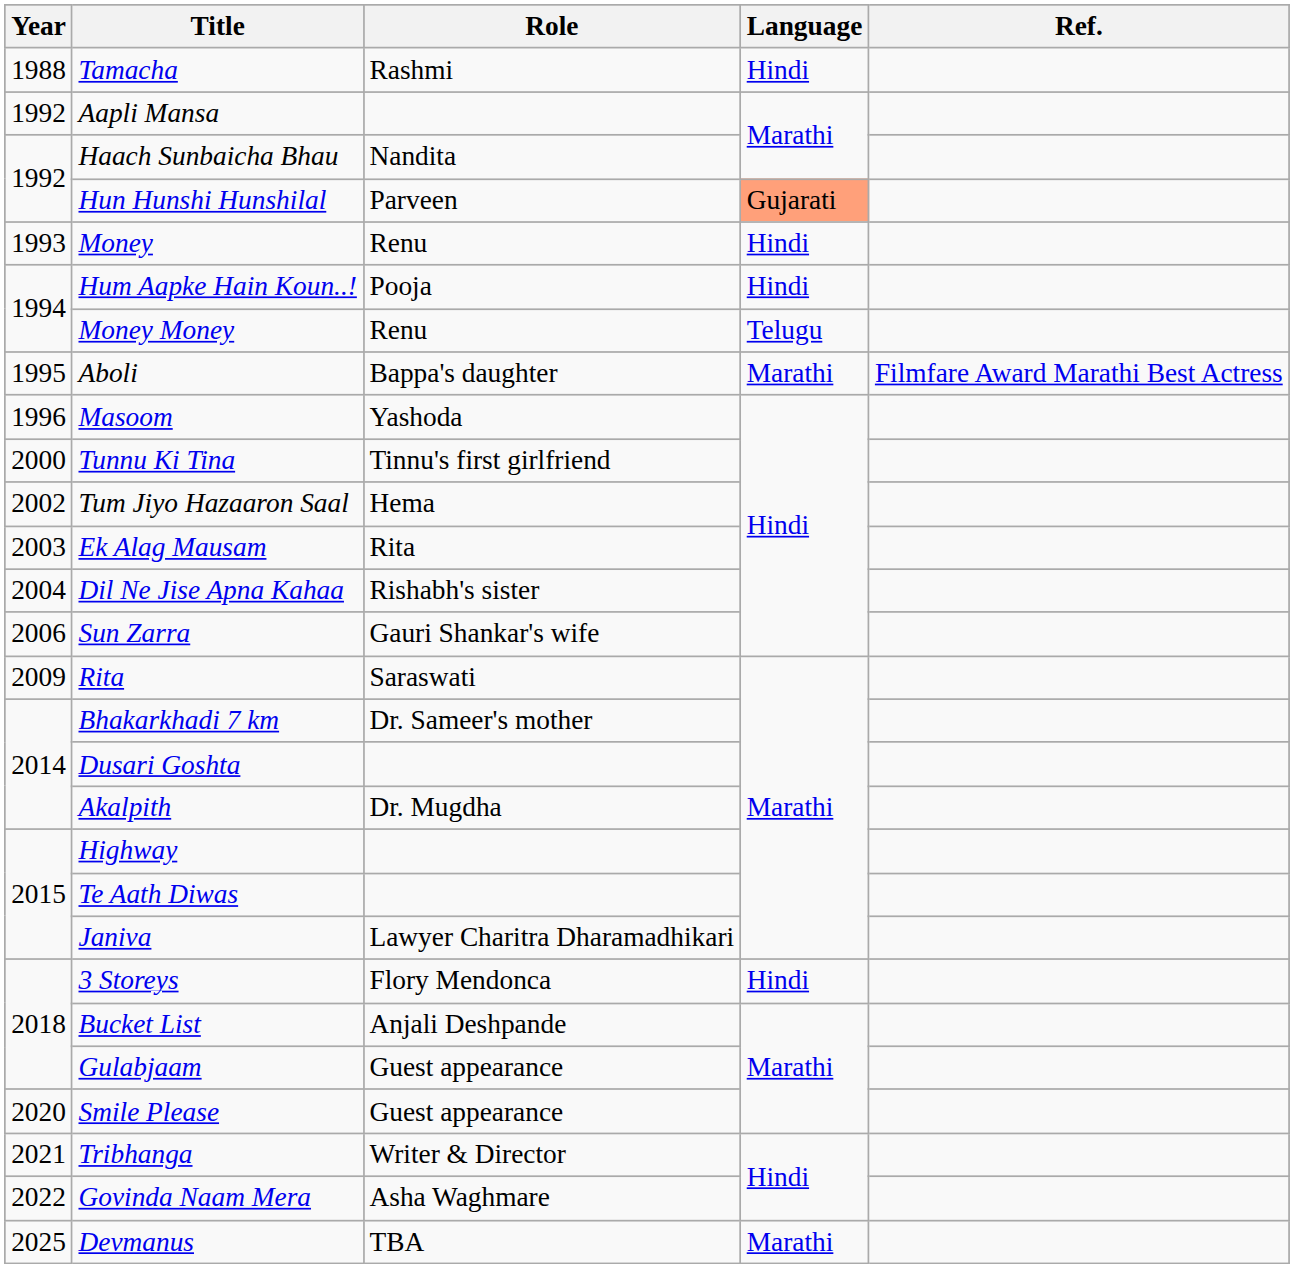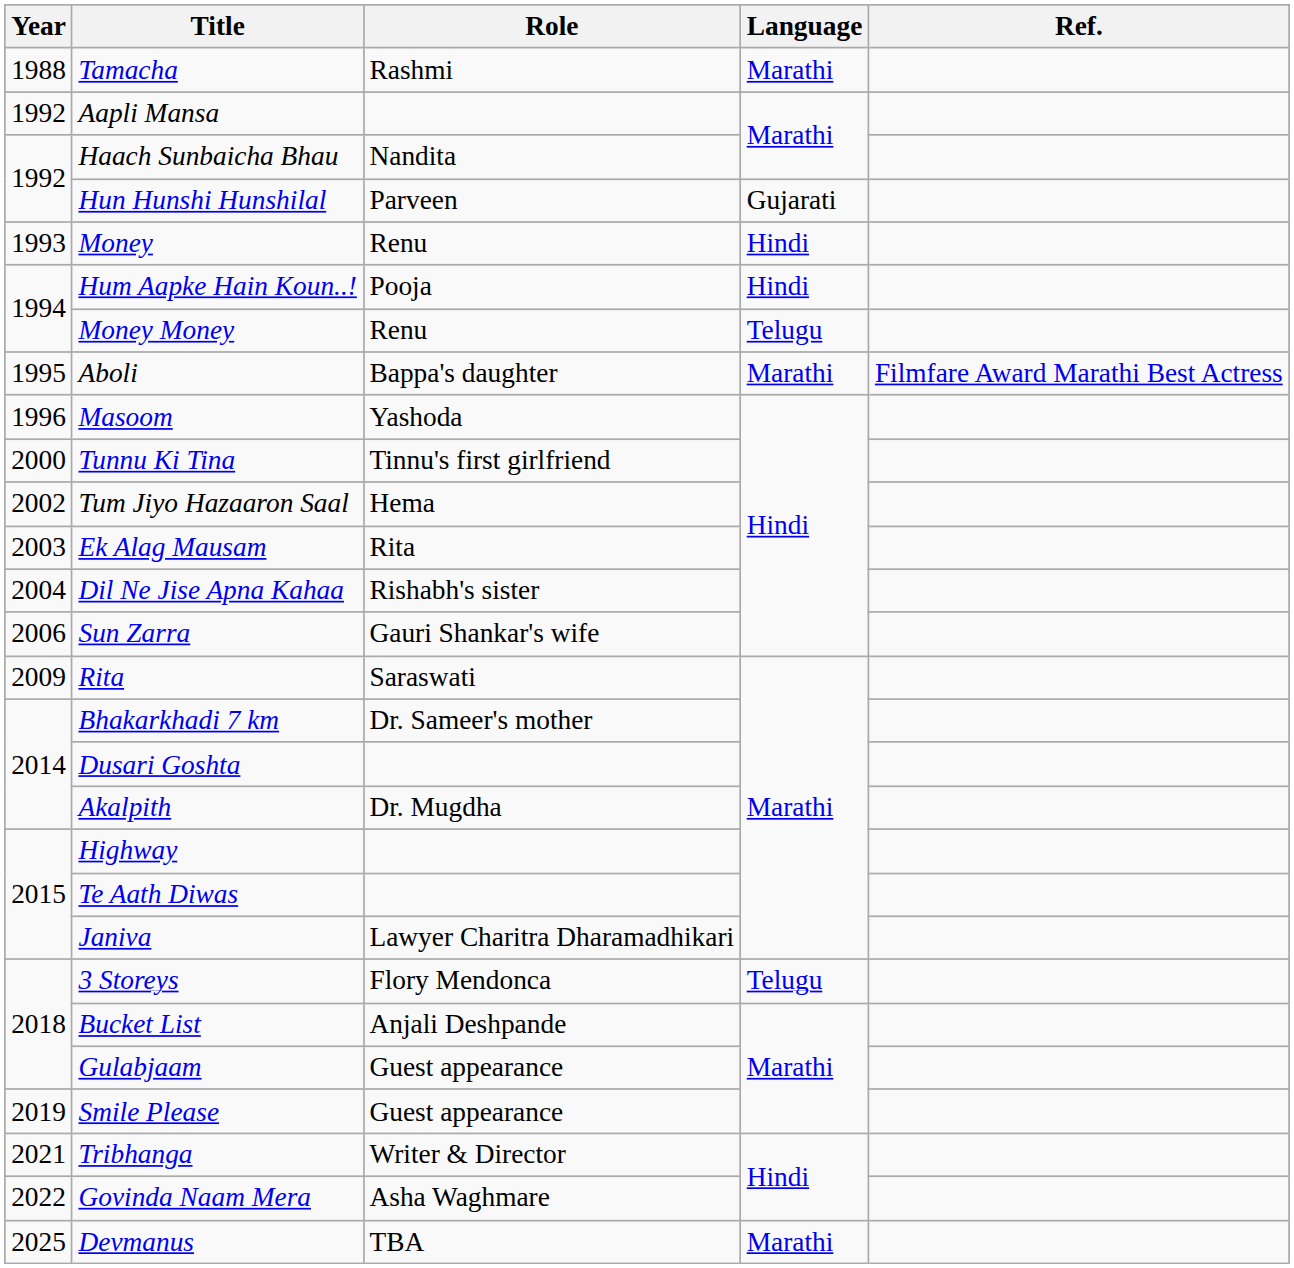(778, 69) Hindi -> (790, 69) Marathi
(792, 199) lightsalmon background -> (792, 199) no background
(778, 980) Hindi -> (785, 980) Telugu
(39, 1110) 2020 -> (39, 1110) 2019
